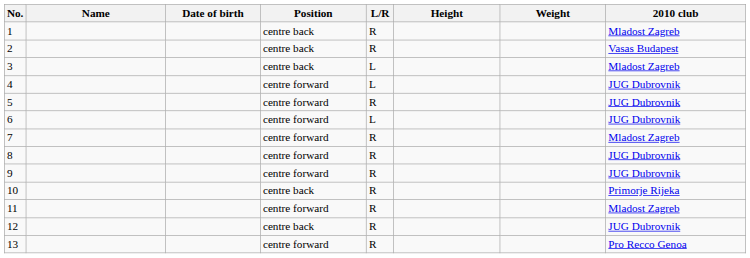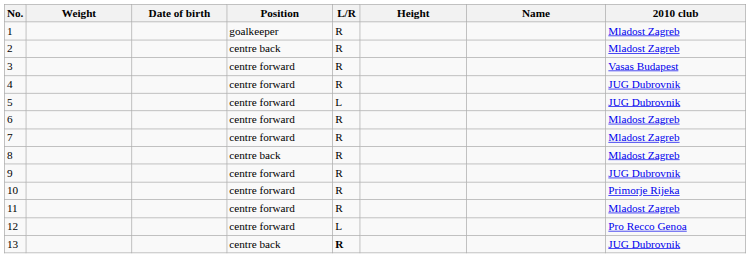columns swapped: (96, 13) <-> (553, 13)
(289, 31) centre back -> (254, 31) goalkeeper
(643, 48) Vasas Budapest -> (644, 48) Mladost Zagreb
(289, 66) centre back -> (262, 66) centre forward
(372, 66) L -> (339, 66) R
(644, 66) Mladost Zagreb -> (643, 66) Vasas Budapest
(372, 84) L -> (339, 84) R
(373, 102) R -> (339, 102) L
(372, 119) L -> (339, 119) R
(644, 119) JUG Dubrovnik -> (644, 119) Mladost Zagreb
(296, 155) centre forward -> (255, 155) centre back
(644, 155) JUG Dubrovnik -> (644, 155) Mladost Zagreb
(289, 191) centre back -> (262, 191) centre forward
(289, 226) centre back -> (262, 226) centre forward
(373, 226) R -> (339, 226) L
(644, 226) JUG Dubrovnik -> (648, 226) Pro Recco Genoa
(296, 244) centre forward -> (255, 244) centre back
(373, 244) normal -> (339, 244) bold
(648, 244) Pro Recco Genoa -> (644, 244) JUG Dubrovnik
